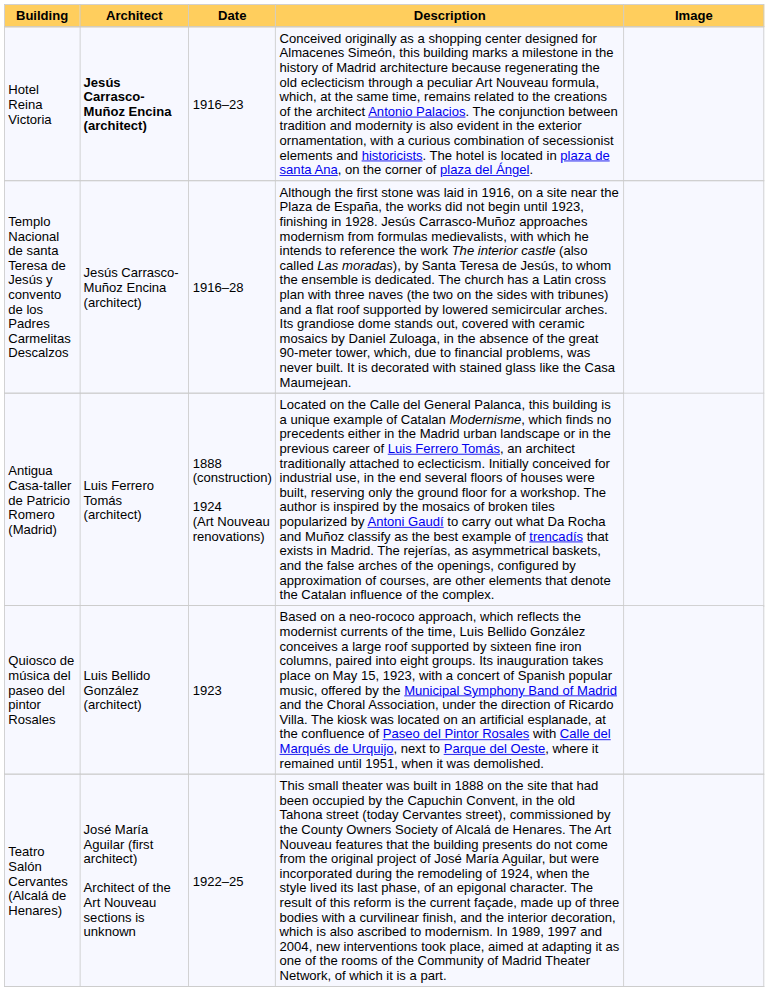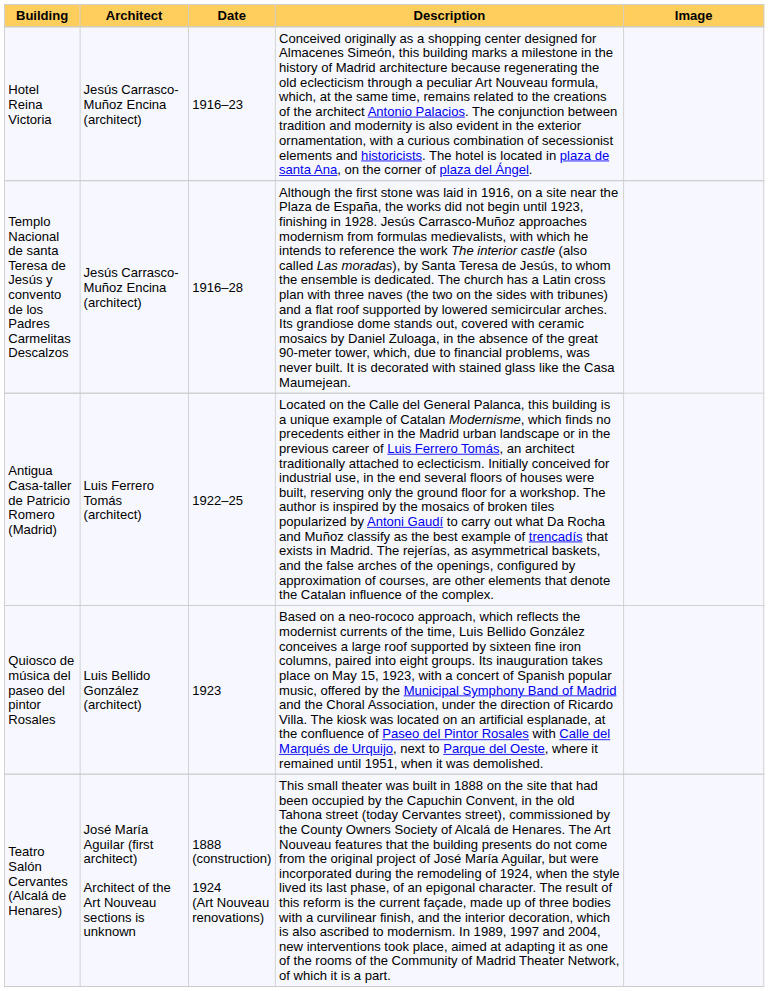(127, 104) bold -> (131, 104) normal
(232, 499) 1888 (construction) 1924 (Art Nouveau renovations) -> (218, 499) 1922–25
(218, 880) 1922–25 -> (232, 880) 1888 (construction) 1924 (Art Nouveau renovations)
